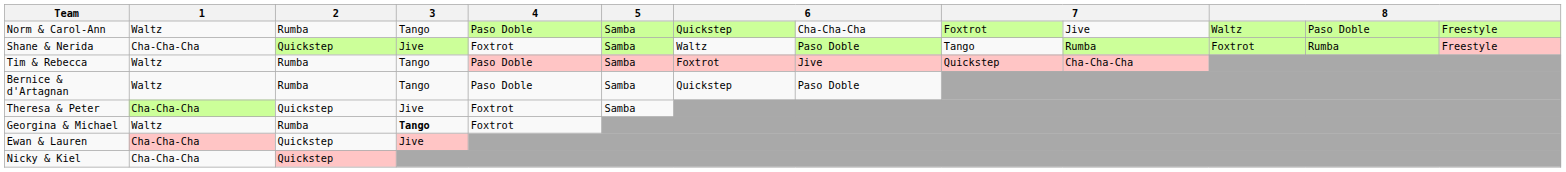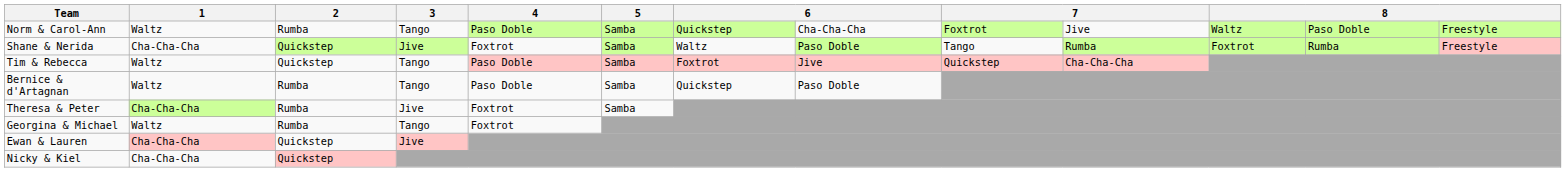(293, 63) Rumba -> (305, 63) Quickstep
(305, 108) Quickstep -> (293, 108) Rumba
(414, 125) bold -> (414, 125) normal
